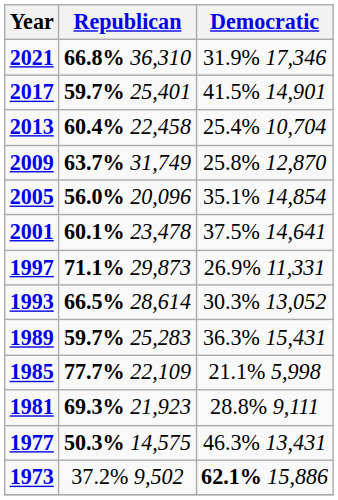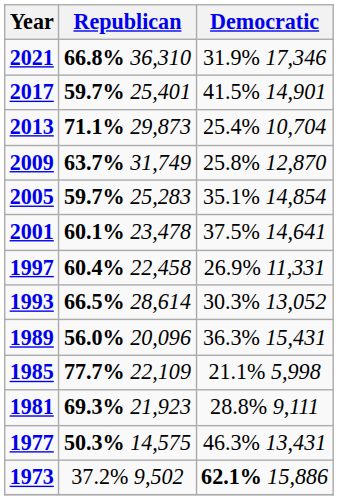(127, 127) 60.4% 22,458 -> (127, 127) 71.1% 29,873
(127, 197) 56.0% 20,096 -> (127, 197) 59.7% 25,283
(127, 267) 71.1% 29,873 -> (127, 267) 60.4% 22,458
(127, 337) 59.7% 25,283 -> (127, 337) 56.0% 20,096
